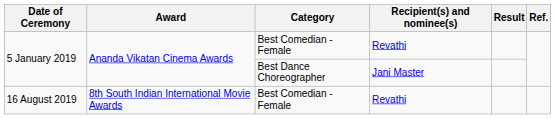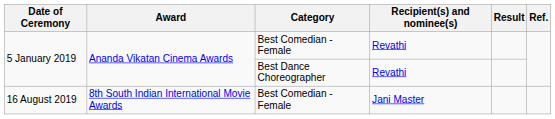(398, 72) Jani Master -> (389, 72) Revathi
(389, 100) Revathi -> (398, 100) Jani Master
